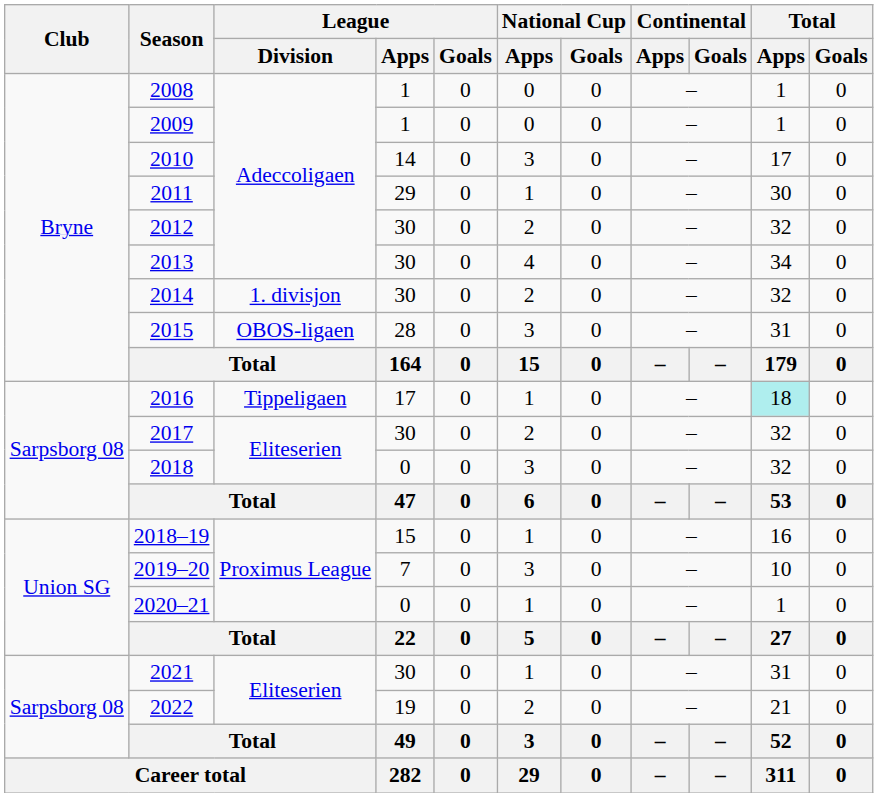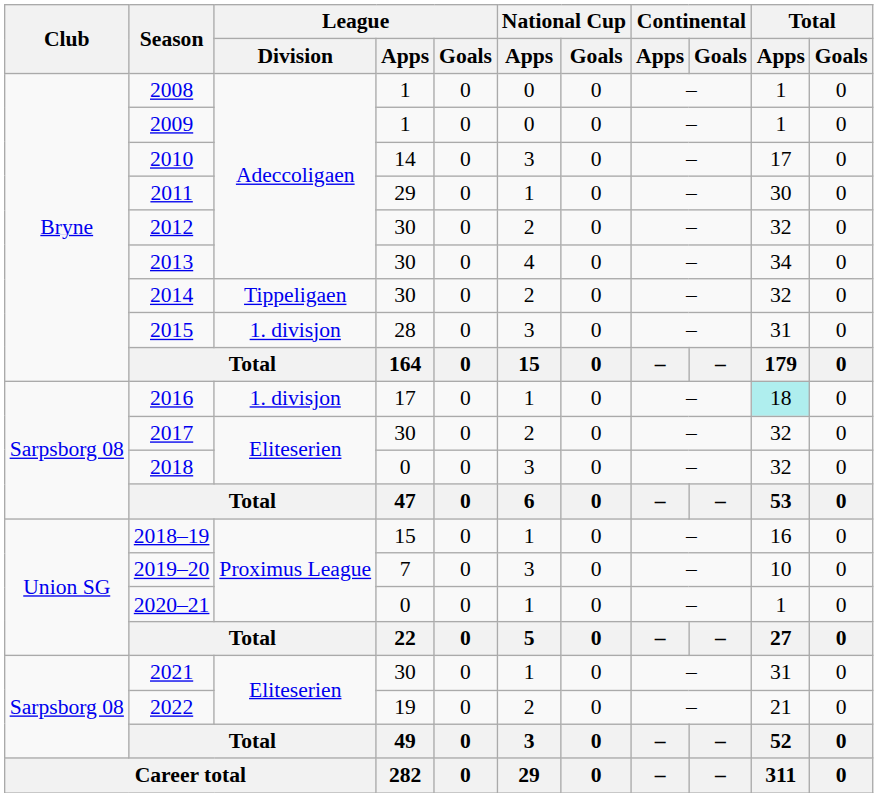(295, 295) 1. divisjon -> (295, 295) Tippeligaen
(295, 329) OBOS-ligaen -> (295, 329) 1. divisjon
(295, 398) Tippeligaen -> (295, 398) 1. divisjon
